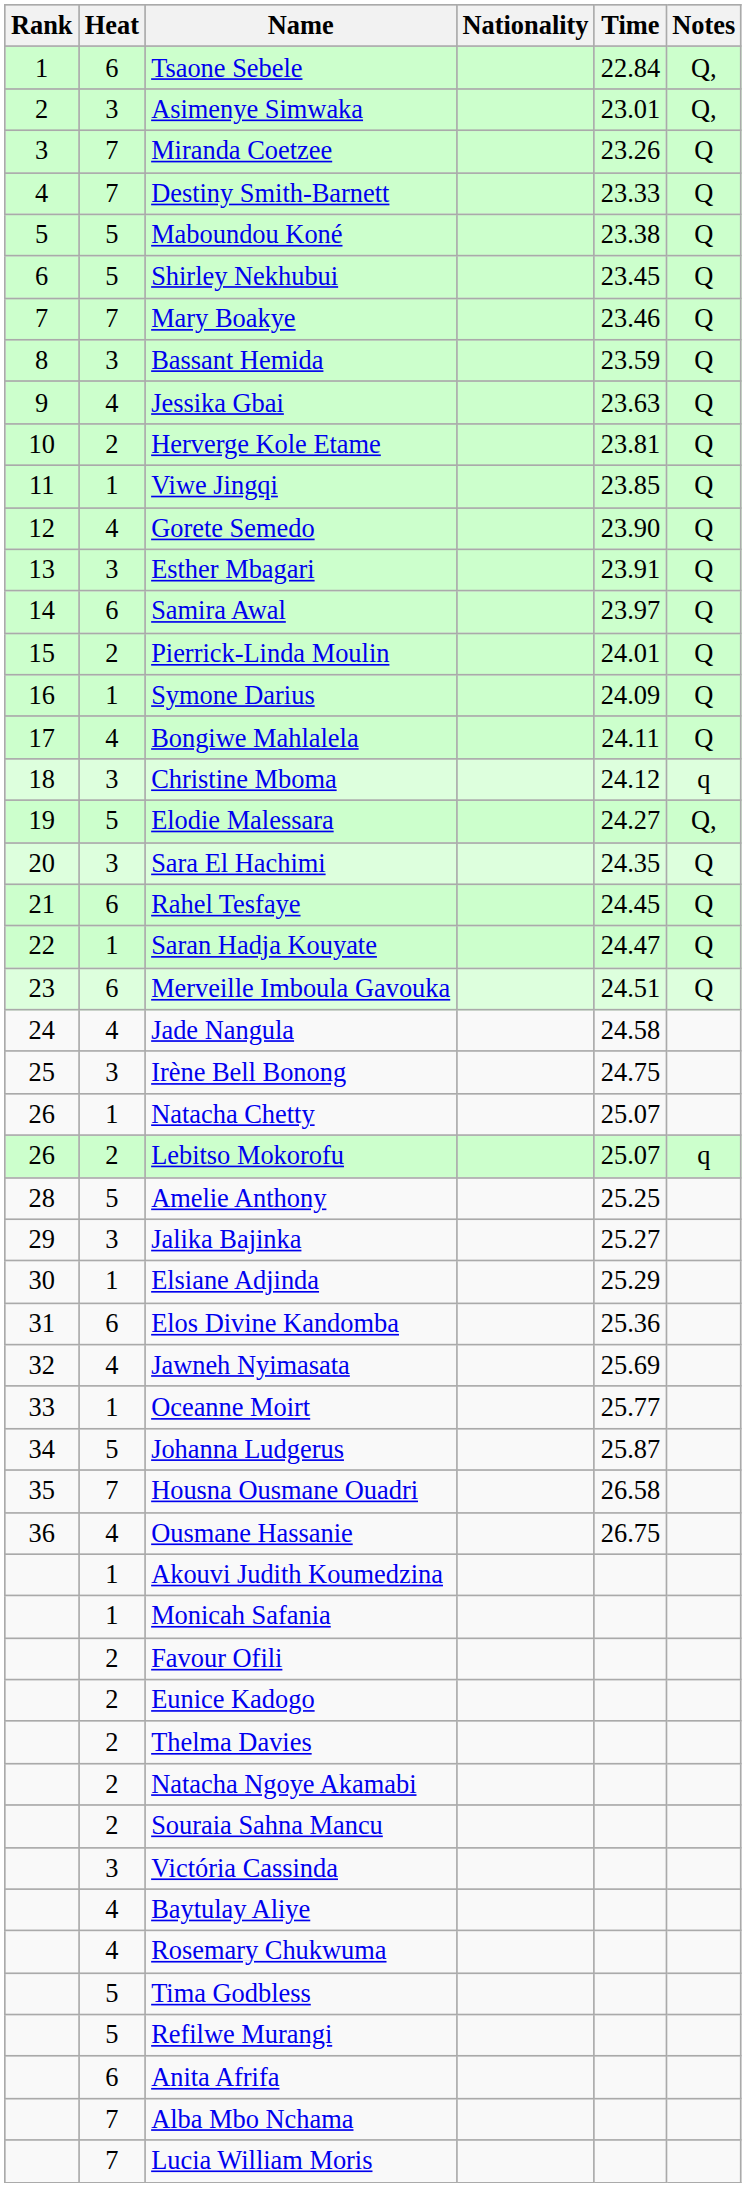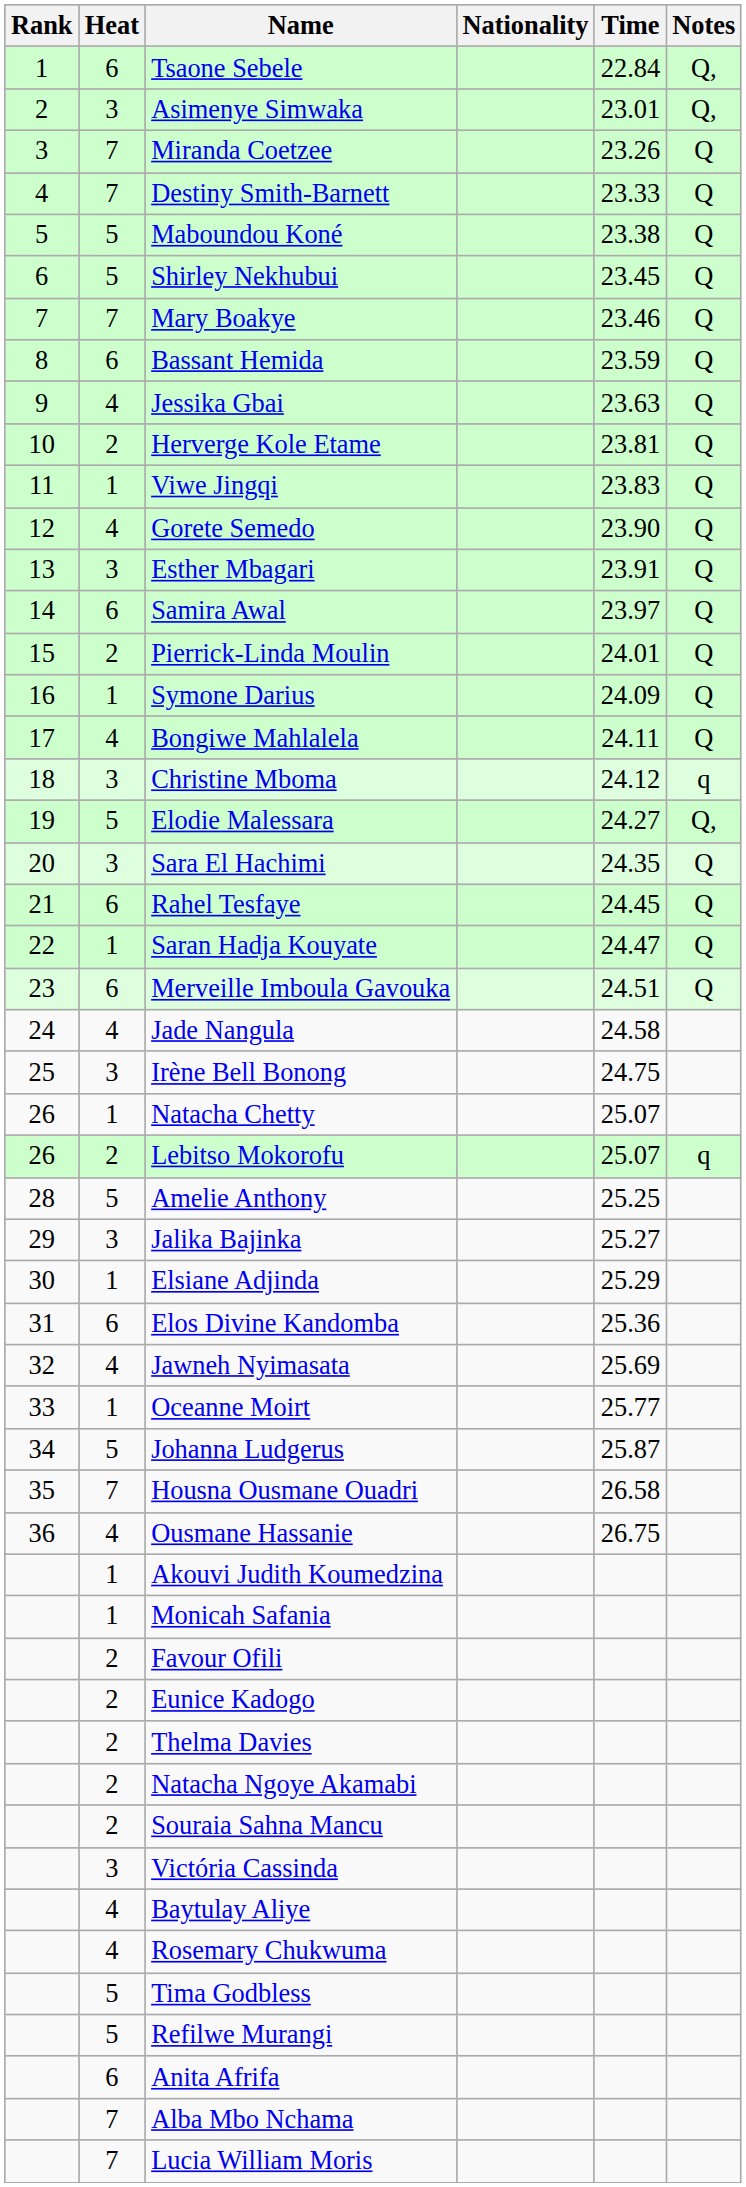(112, 360) 3 -> (112, 360) 6
(630, 485) 23.85 -> (630, 485) 23.83
